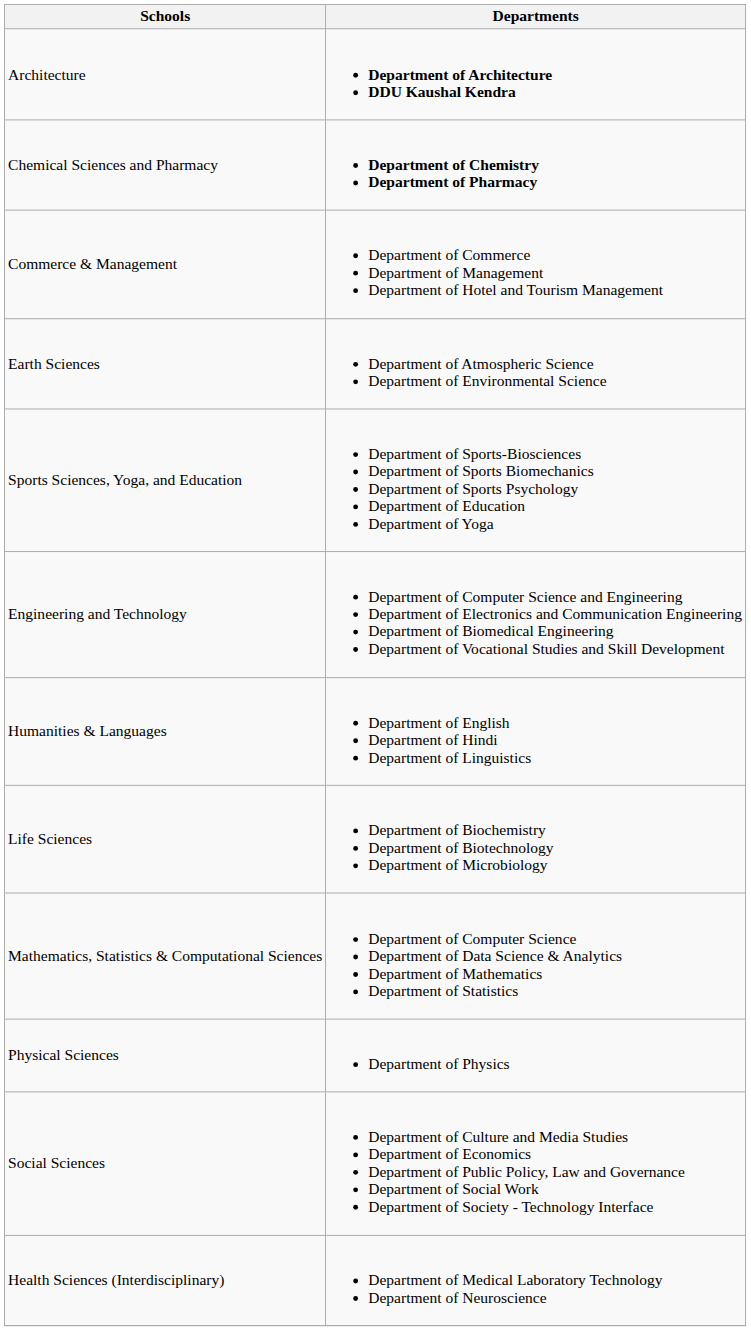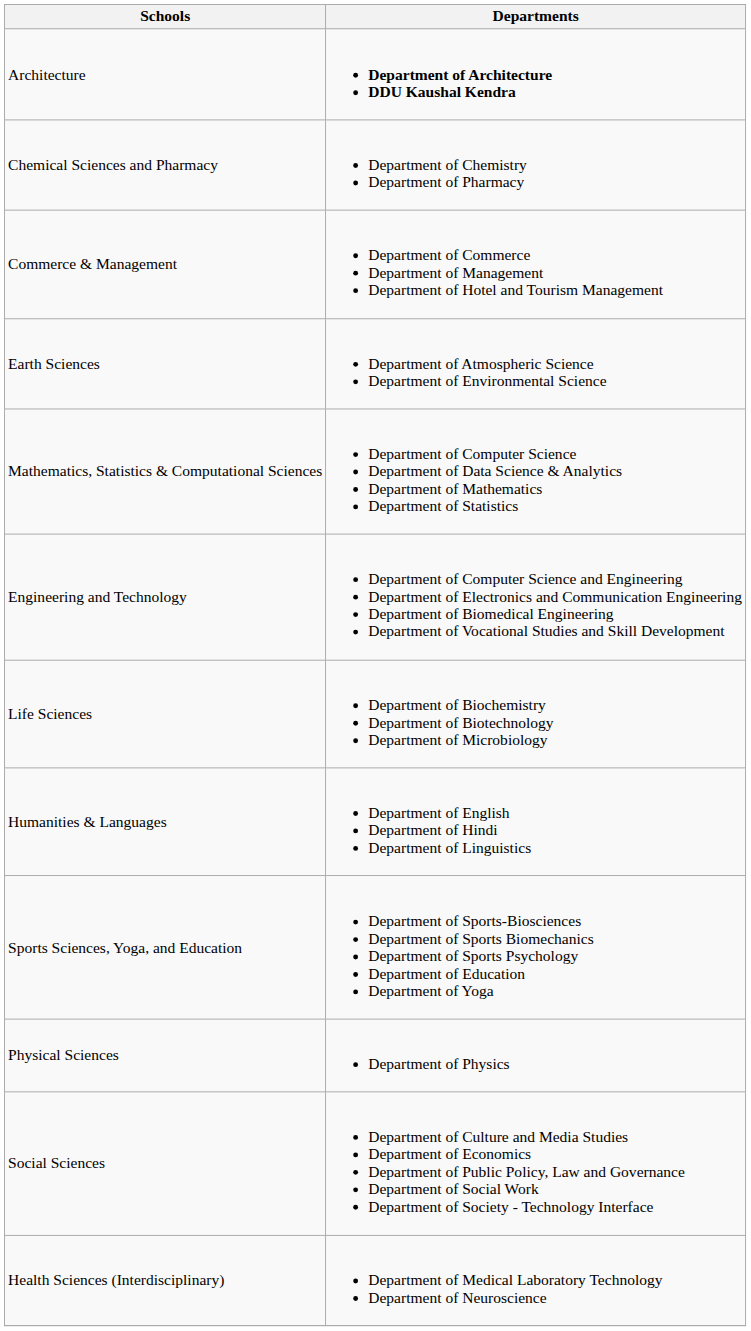(536, 174) bold -> (536, 174) normal
rows swapped: (125, 480) <-> (165, 956)
rows swapped: (87, 731) <-> (50, 839)
